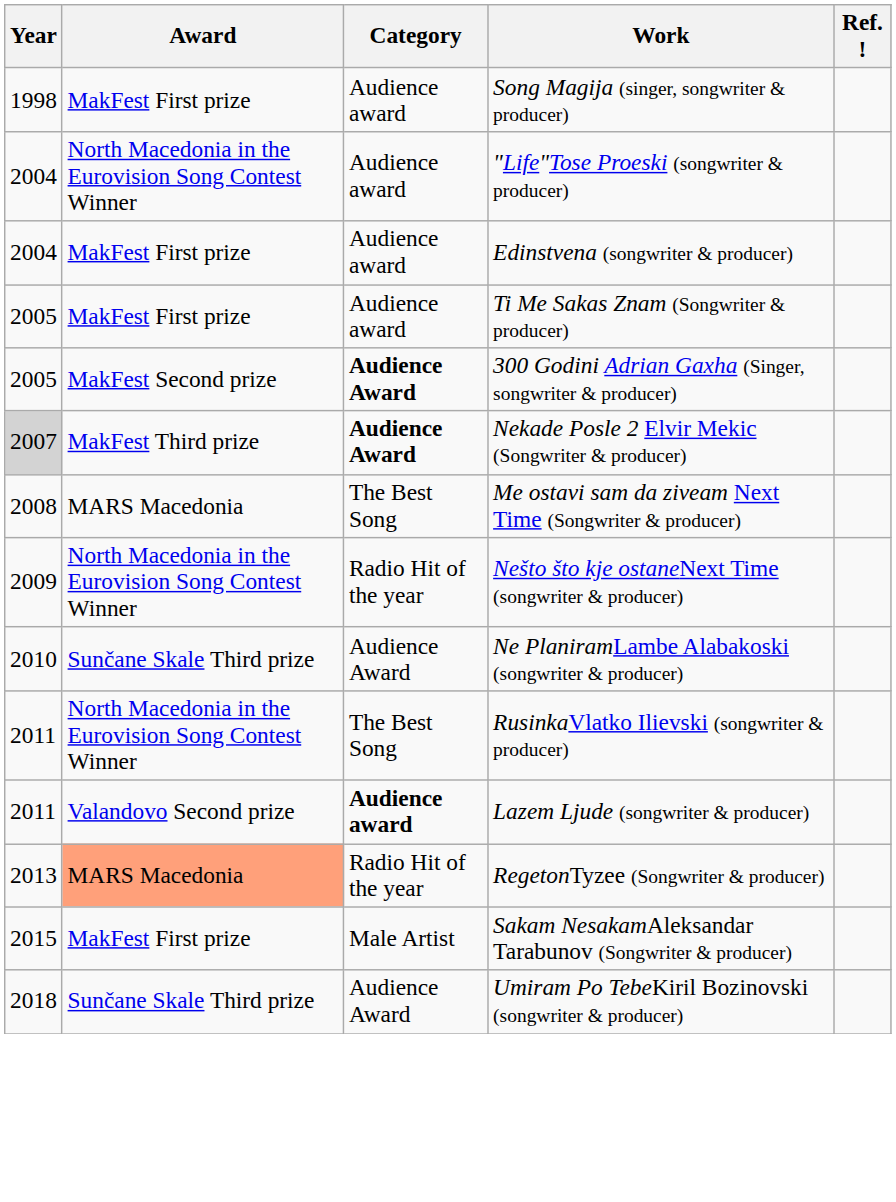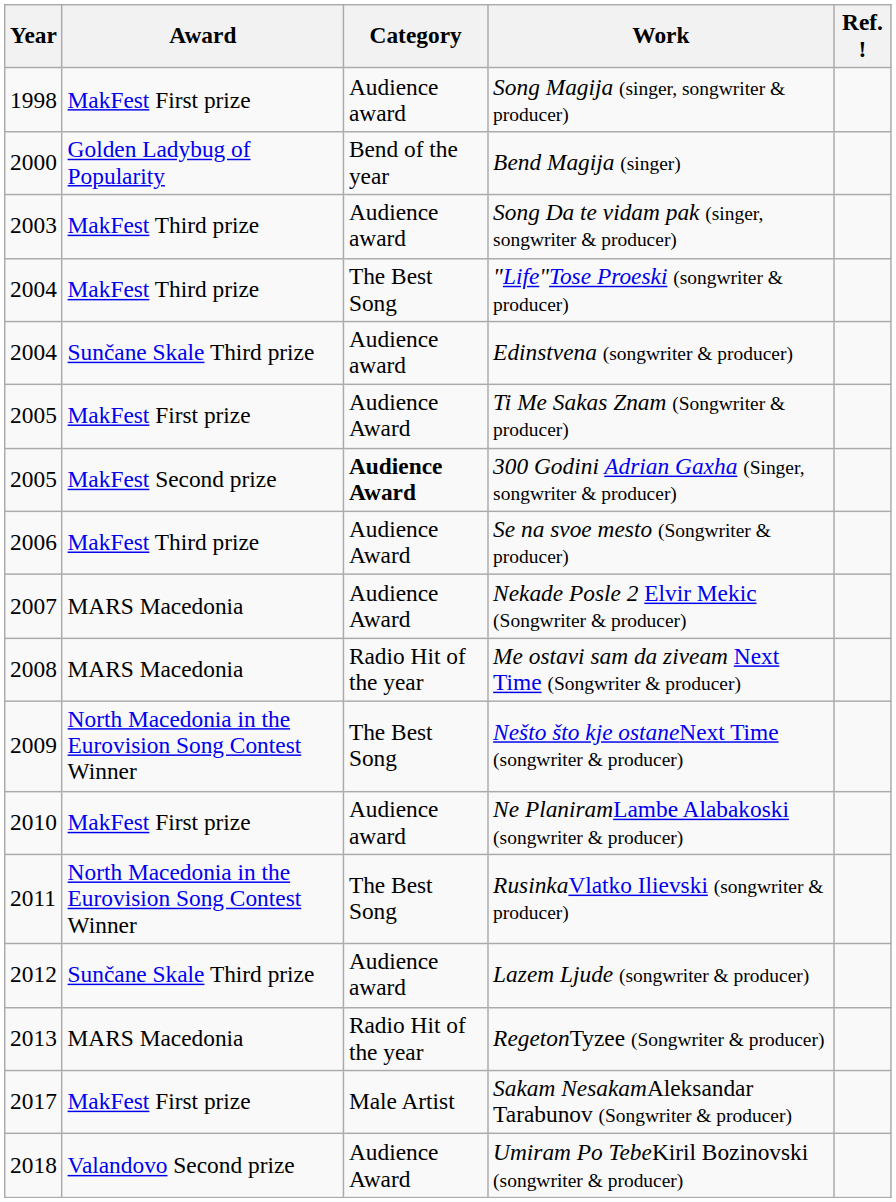+ row: (587, 162)
+ row: (628, 226)
(184, 175) North Macedonia in the Eurovision Song Contest Winner -> (163, 289) MakFest Third prize
(394, 175) Аudience award -> (391, 289) The Best Song
(159, 252) MakFest First prize -> (191, 352) Sunčane Skale Third prize
(394, 315) Аudience award -> (394, 416) Audience Award
+ row: (632, 542)
(33, 442) lightgrey background -> (33, 606) no background
(163, 442) MakFest Third prize -> (156, 606) MARS Macedonia
(396, 442) bold -> (394, 606) normal
(391, 505) The Best Song -> (407, 669) Radio Hit of the year
(407, 582) Radio Hit of the year -> (391, 745) The Best Song
(191, 658) Sunčane Skale Third prize -> (159, 822) MakFest First prize
(394, 658) Audience Award -> (394, 822) Аudience award
(33, 811) 2011 -> (33, 975) 2012
(181, 811) Valandovo Second prize -> (191, 975) Sunčane Skale Third prize
(396, 811) bold -> (394, 975) normal
(156, 874) lightsalmon background -> (156, 1038) no background
(33, 938) 2015 -> (33, 1101) 2017
(191, 1001) Sunčane Skale Third prize -> (181, 1165) Valandovo Second prize
